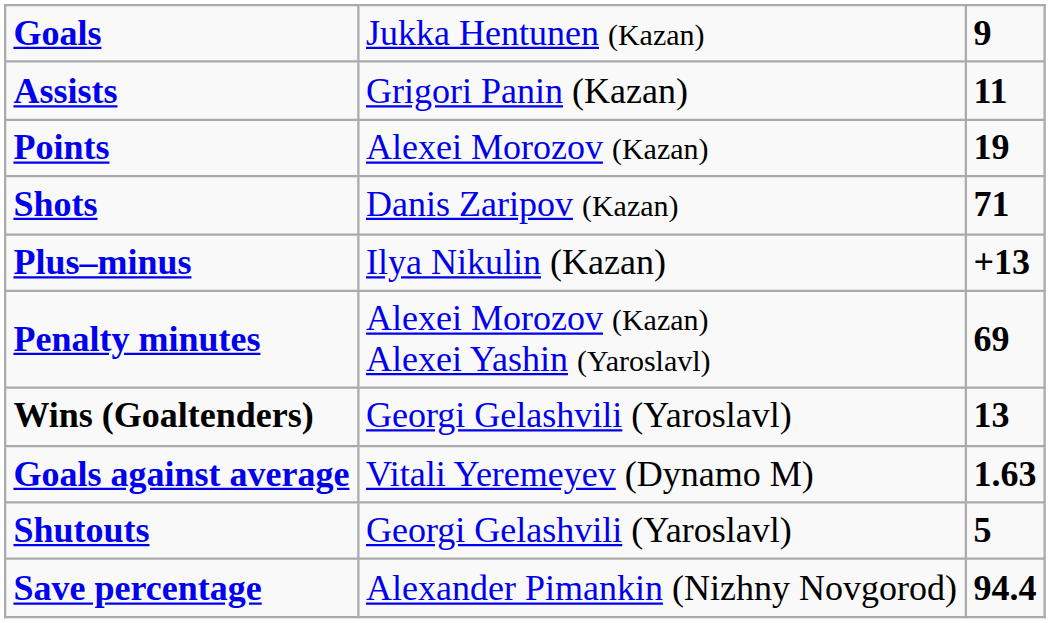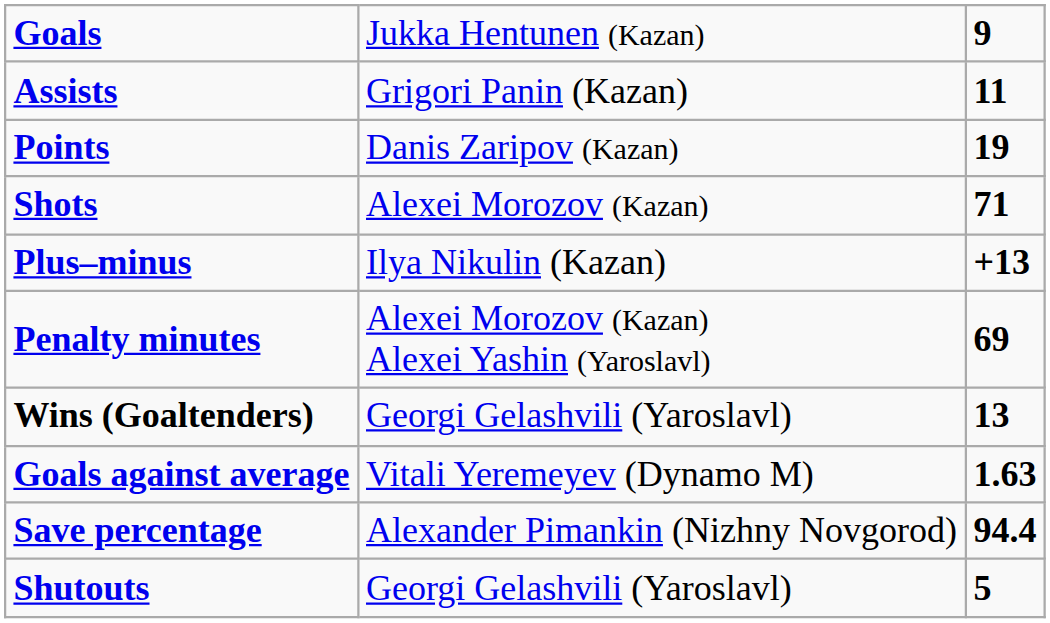(537, 147) Alexei Morozov (Kazan) -> (522, 147) Danis Zaripov (Kazan)
(522, 204) Danis Zaripov (Kazan) -> (537, 204) Alexei Morozov (Kazan)
rows swapped: (138, 587) <-> (81, 530)
